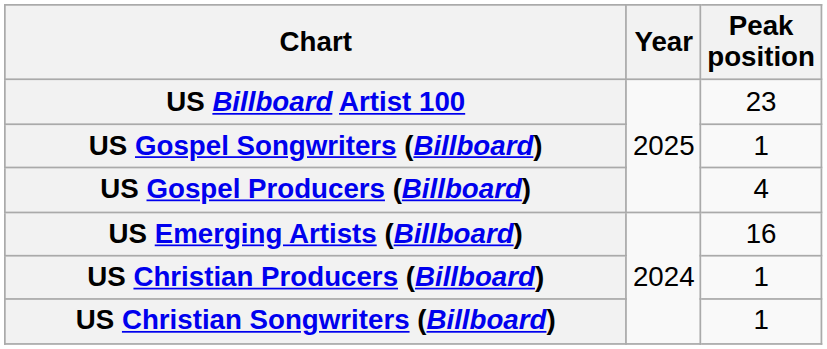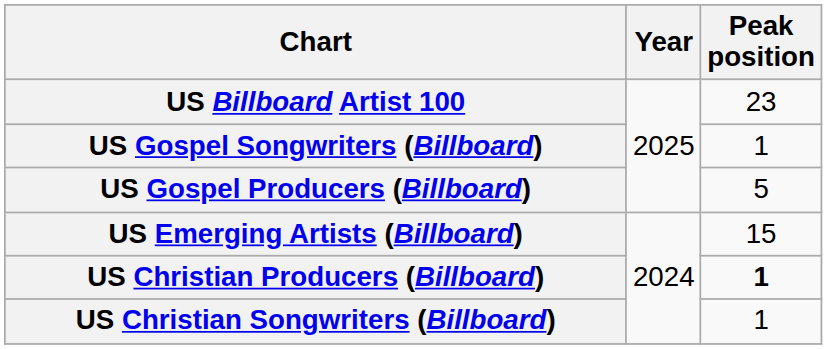(761, 189) 4 -> (761, 189) 5
(761, 233) 16 -> (761, 233) 15
(761, 277) normal -> (761, 277) bold
